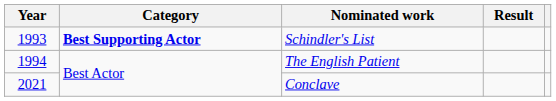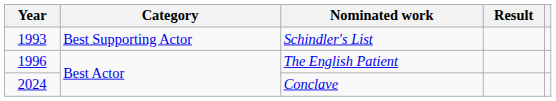(132, 38) bold -> (128, 38) normal
(32, 61) 1994 -> (32, 61) 1996
(32, 84) 2021 -> (32, 84) 2024
